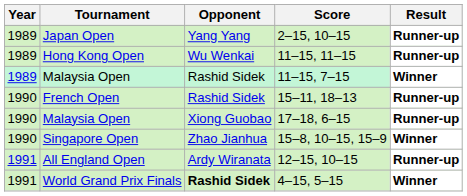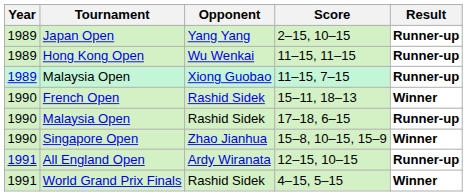(226, 77) Rashid Sidek -> (230, 77) Xiong Guobao
(415, 77) Winner -> (426, 77) Runner-up
(426, 98) Runner-up -> (415, 98) Winner
(230, 119) Xiong Guobao -> (226, 119) Rashid Sidek
(229, 181) bold -> (226, 181) normal
